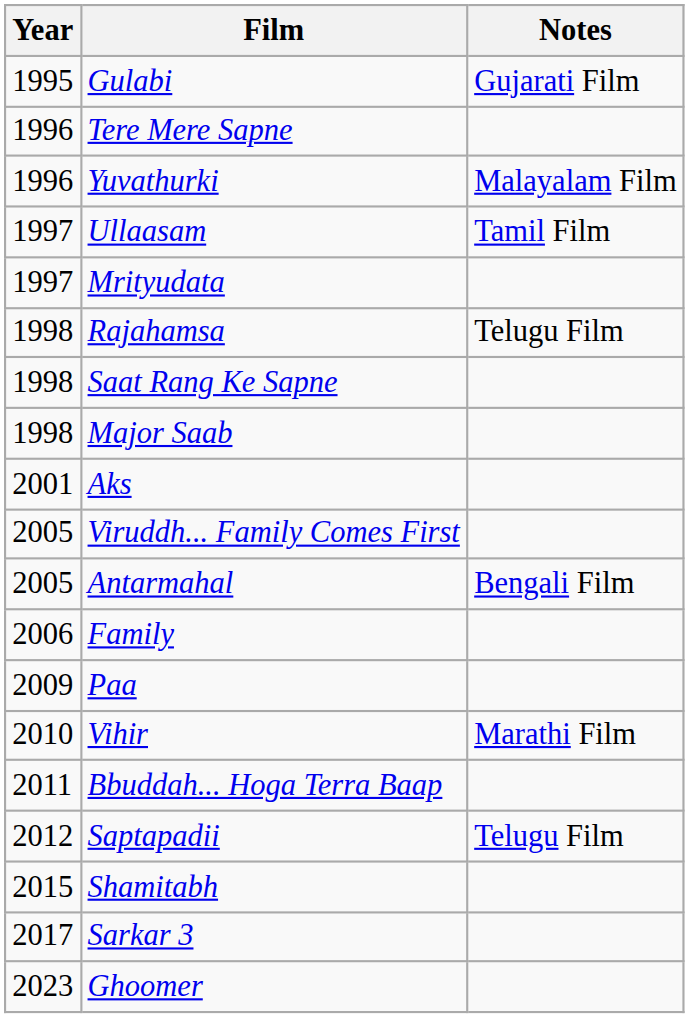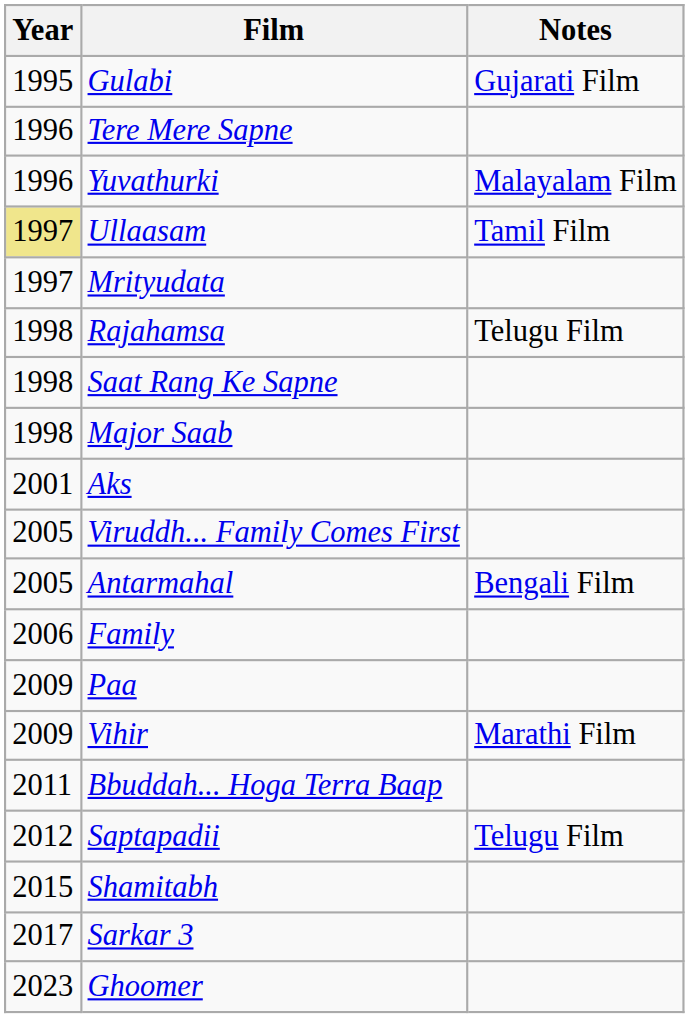(43, 231) no background -> (43, 231) khaki background
(43, 734) 2010 -> (43, 734) 2009
